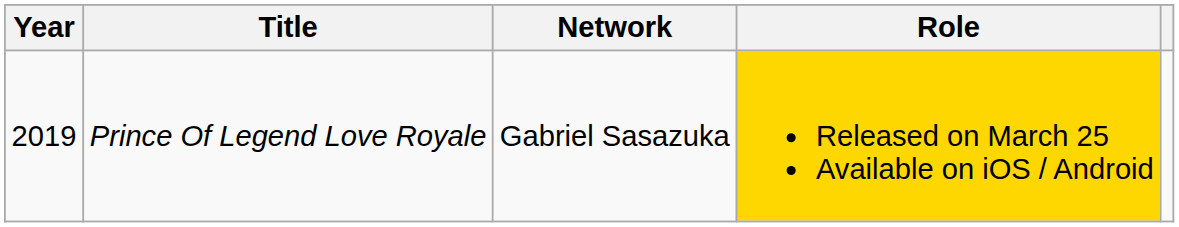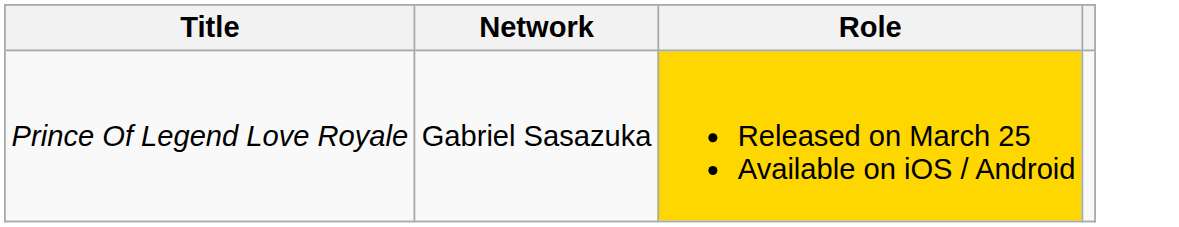- column: (44, 27)
